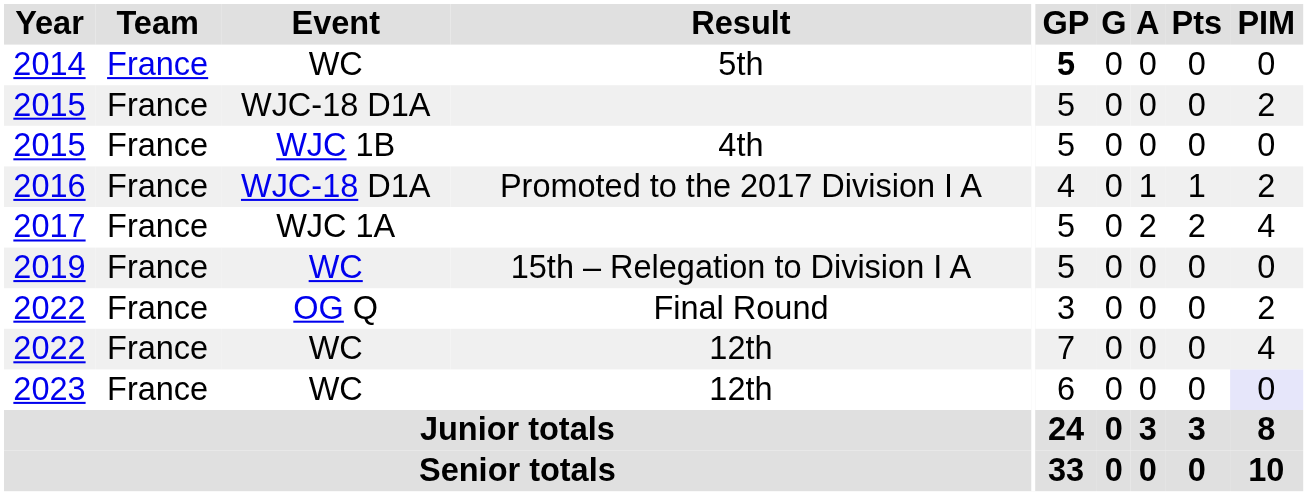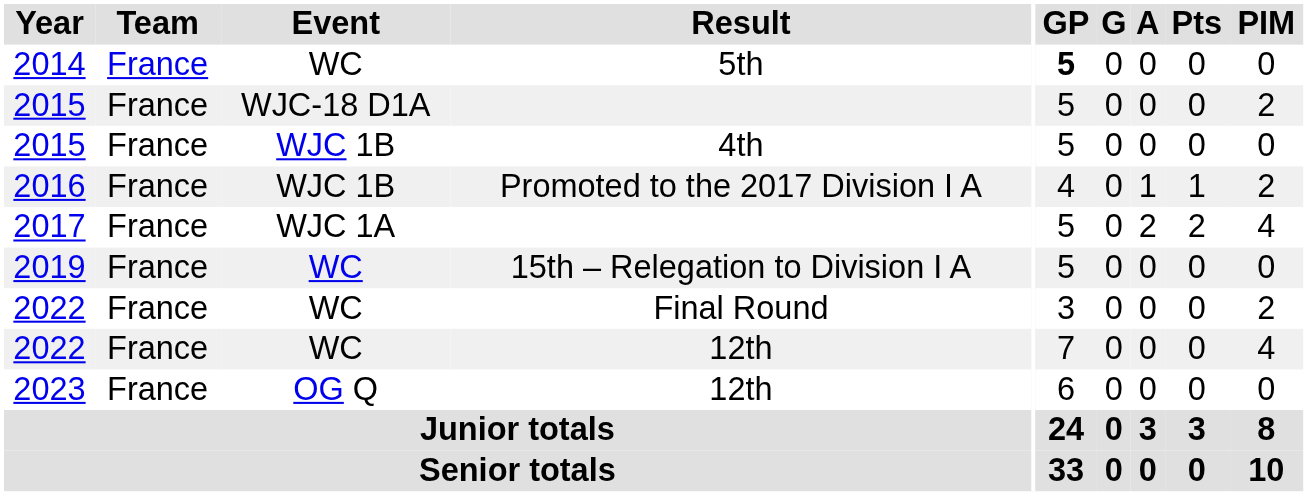(336, 186) WJC-18 D1A -> (336, 186) WJC 1B
(336, 307) OG Q -> (336, 307) WC
(336, 389) WC -> (336, 389) OG Q
(1266, 389) lavender background -> (1266, 389) no background
